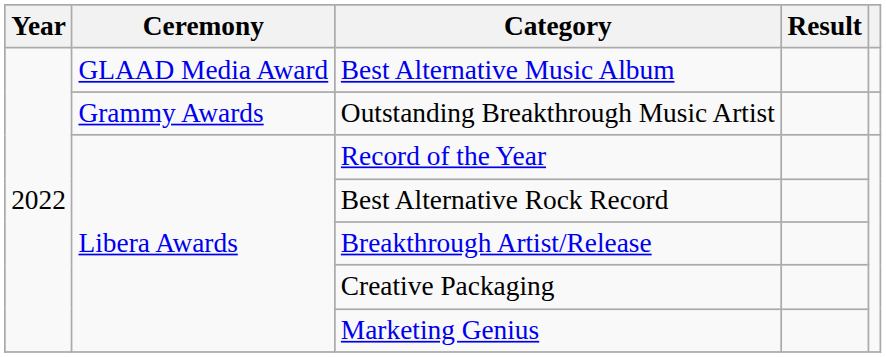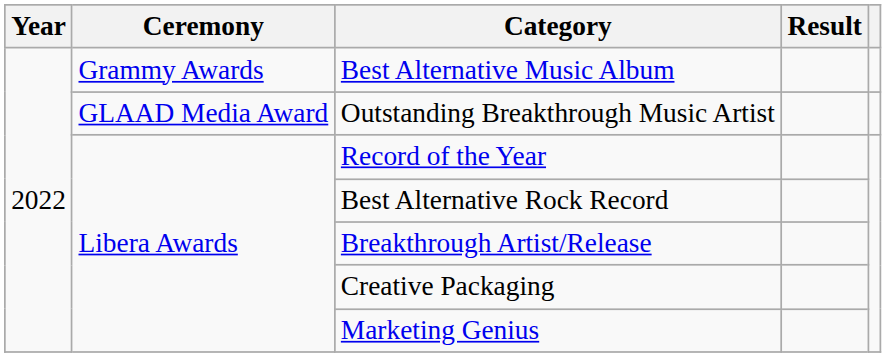(203, 69) GLAAD Media Award -> (171, 69) Grammy Awards
(171, 112) Grammy Awards -> (203, 112) GLAAD Media Award
